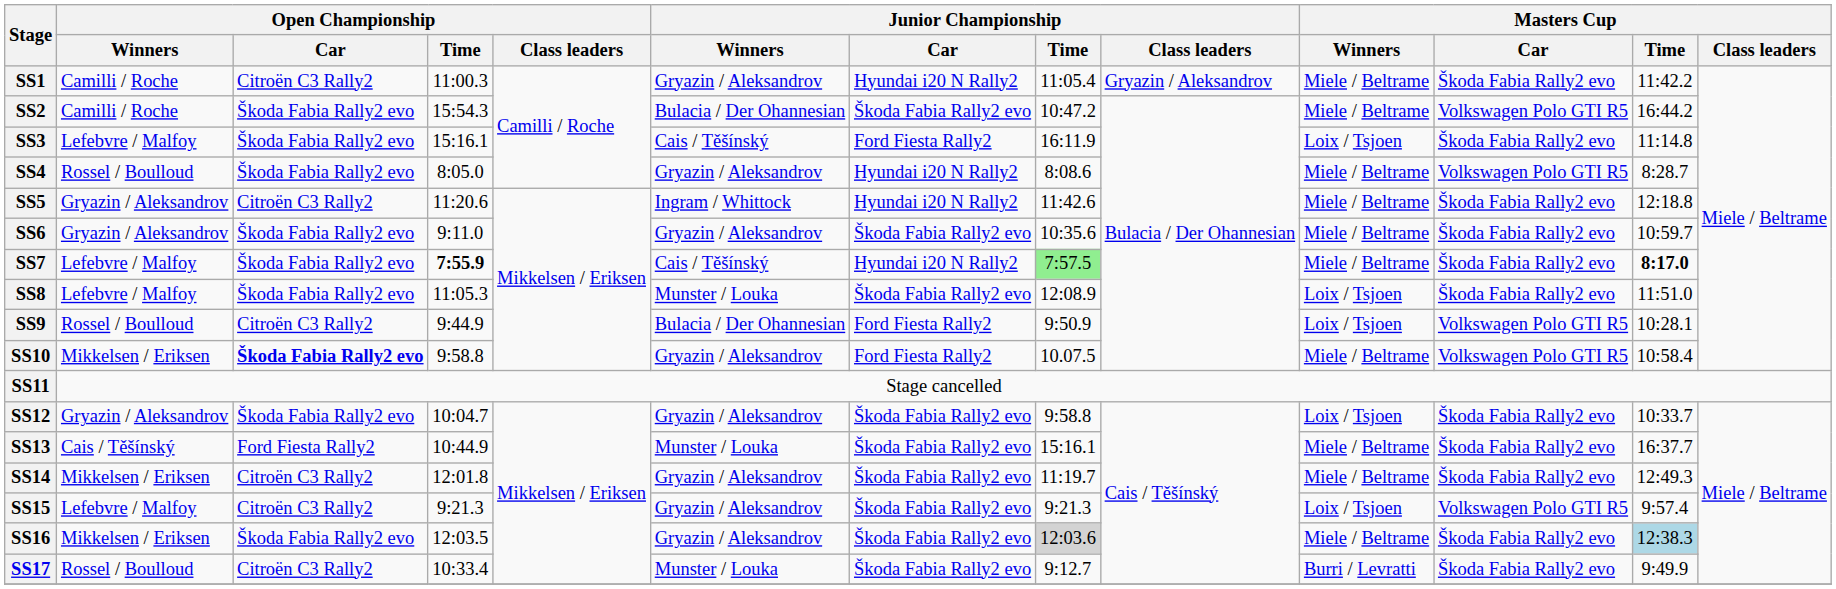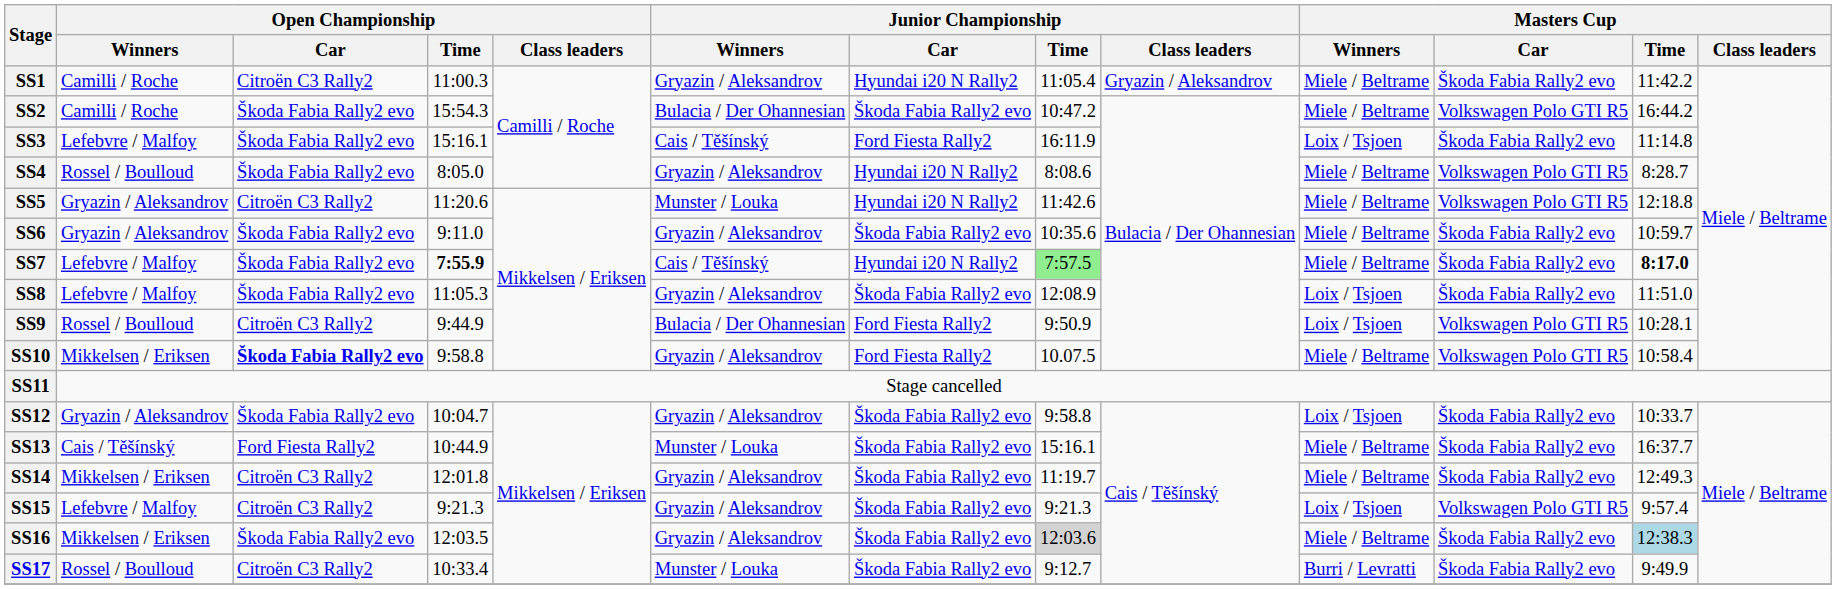(723, 202) Ingram / Whittock -> (716, 202) Munster / Louka
(1527, 202) Škoda Fabia Rally2 evo -> (1533, 202) Volkswagen Polo GTI R5
(716, 293) Munster / Louka -> (738, 293) Gryazin / Aleksandrov
